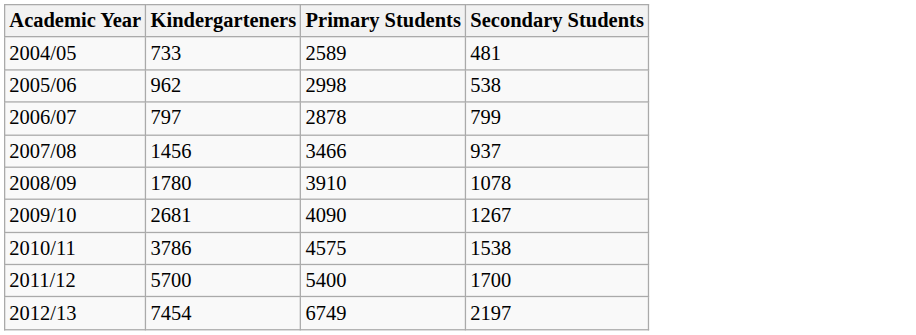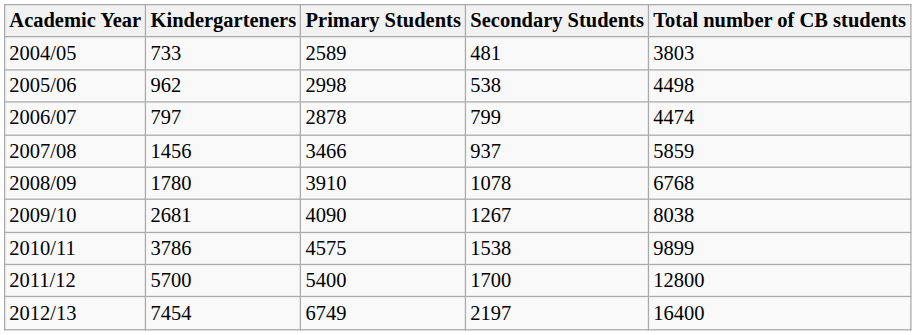+ column: (780, 20)
